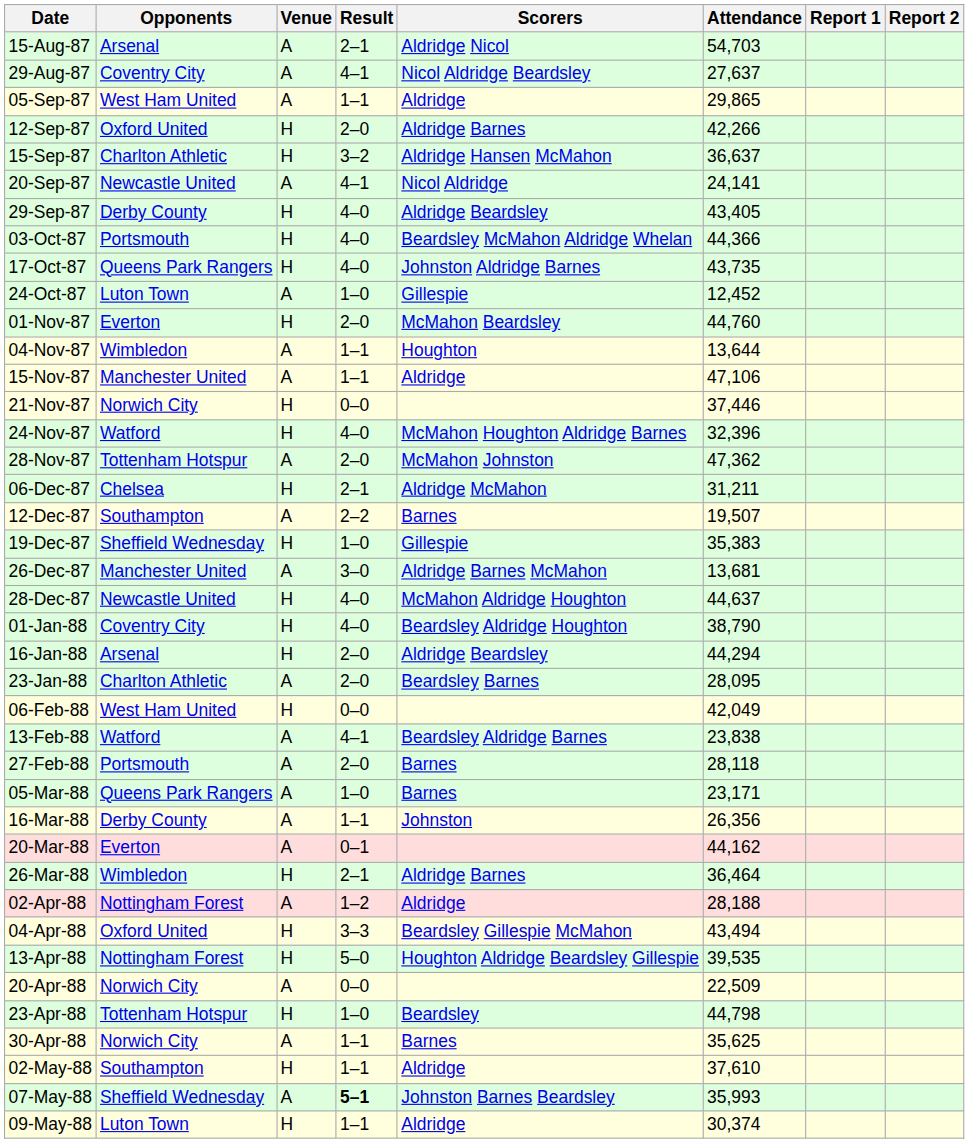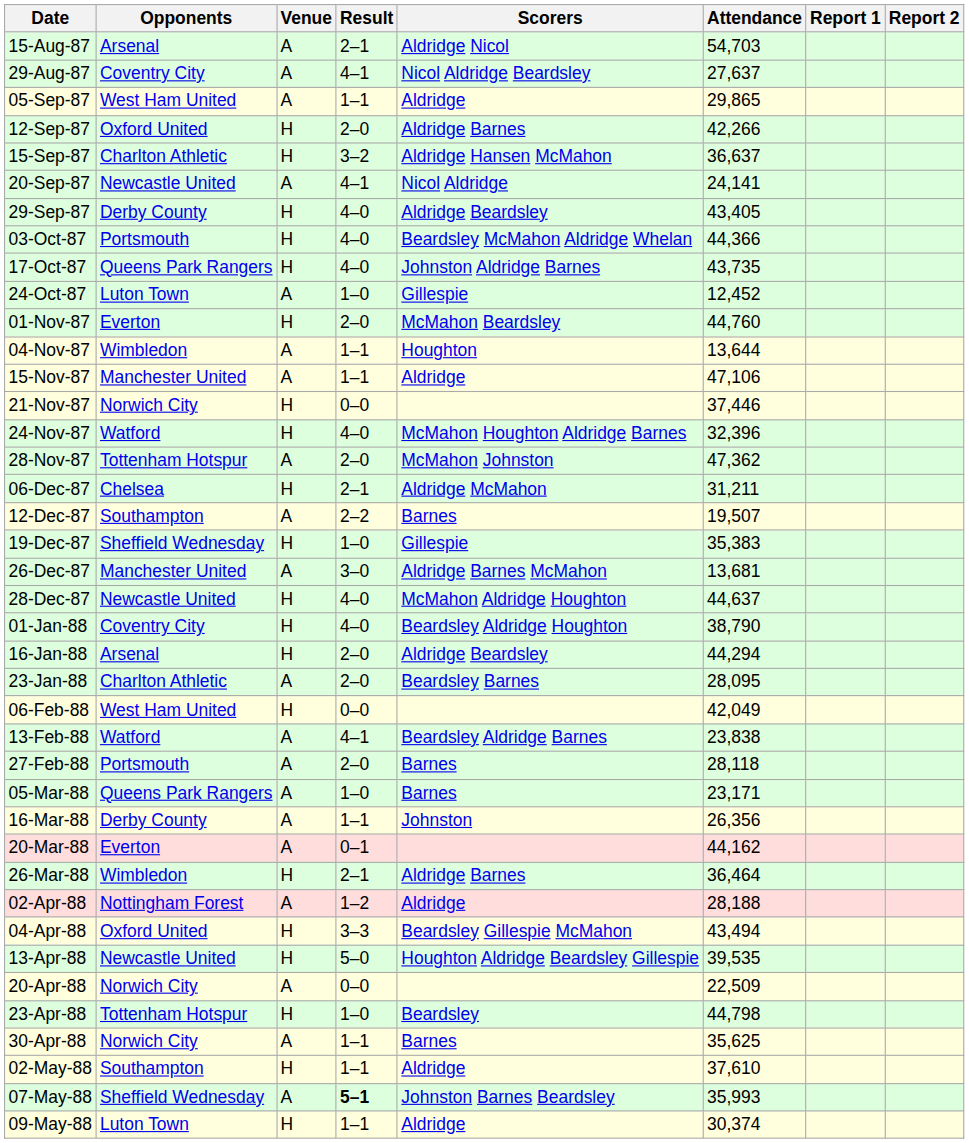(172, 958) Nottingham Forest -> (168, 958) Newcastle United
